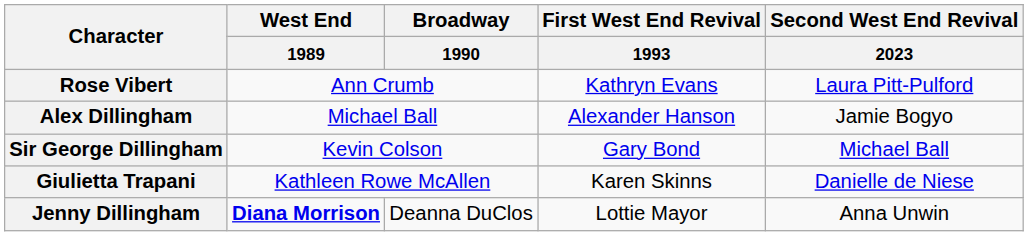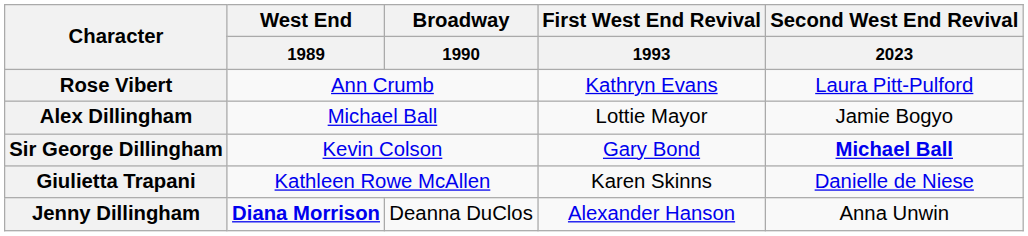(652, 117) Alexander Hanson -> (652, 117) Lottie Mayor
(894, 149) normal -> (894, 149) bold
(652, 213) Lottie Mayor -> (652, 213) Alexander Hanson
